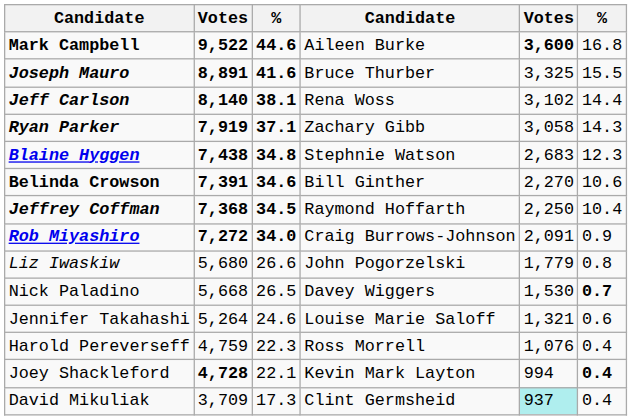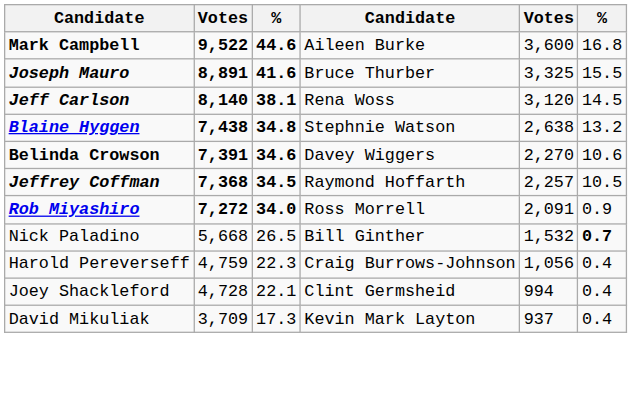(549, 46) bold -> (549, 46) normal
(549, 100) 3,102 -> (549, 100) 3,120
(602, 100) 14.4 -> (602, 100) 14.5
- row: (64, 128)
(549, 155) 2,683 -> (549, 128) 2,638
(602, 155) 12.3 -> (602, 128) 13.2
(365, 182) Bill Ginther -> (370, 155) Davey Wiggers
(549, 210) 2,250 -> (549, 182) 2,257
(602, 210) 10.4 -> (602, 182) 10.5
(410, 237) Craig Burrows-Johnson -> (365, 210) Ross Morrell
- row: (64, 264)
(370, 292) Davey Wiggers -> (365, 237) Bill Ginther
(549, 292) 1,530 -> (549, 237) 1,532
- row: (99, 319)
(365, 346) Ross Morrell -> (410, 264) Craig Burrows-Johnson
(549, 346) 1,076 -> (549, 264) 1,056
(223, 374) bold -> (223, 292) normal
(390, 374) Kevin Mark Layton -> (380, 292) Clint Germsheid
(597, 374) bold -> (597, 292) normal
(380, 401) Clint Germsheid -> (390, 319) Kevin Mark Layton
(539, 401) paleturquoise background -> (539, 319) no background
